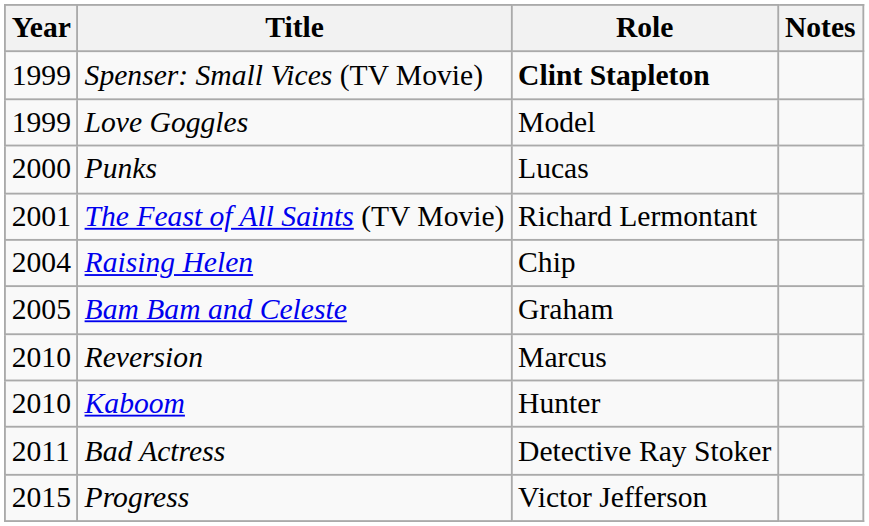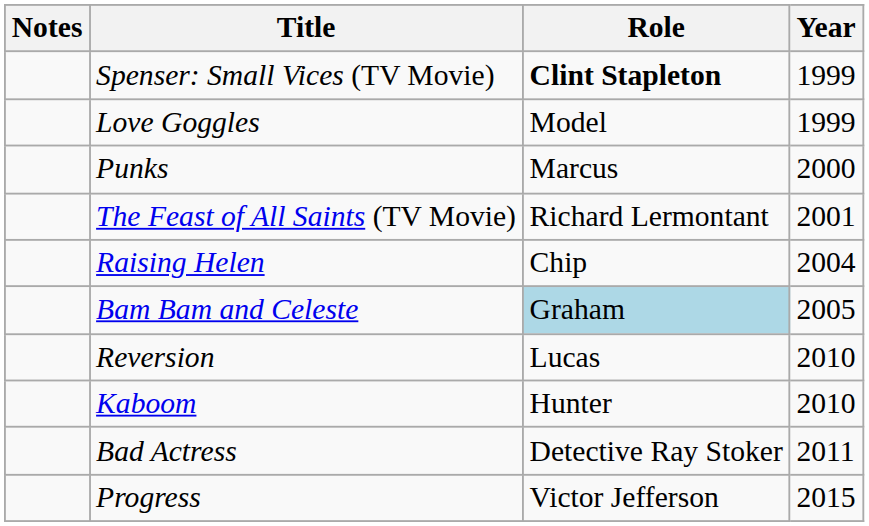columns swapped: (41, 27) <-> (820, 27)
(553, 168) Lucas -> (574, 168) Marcus
(566, 309) no background -> (577, 309) lightblue background
(562, 356) Marcus -> (565, 356) Lucas
